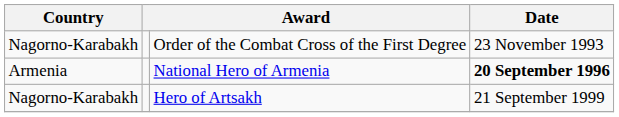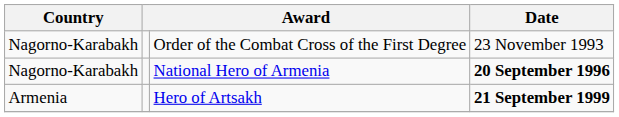(38, 71) Armenia -> (73, 71) Nagorno-Karabakh
(73, 97) Nagorno-Karabakh -> (38, 97) Armenia
(539, 97) normal -> (542, 97) bold
